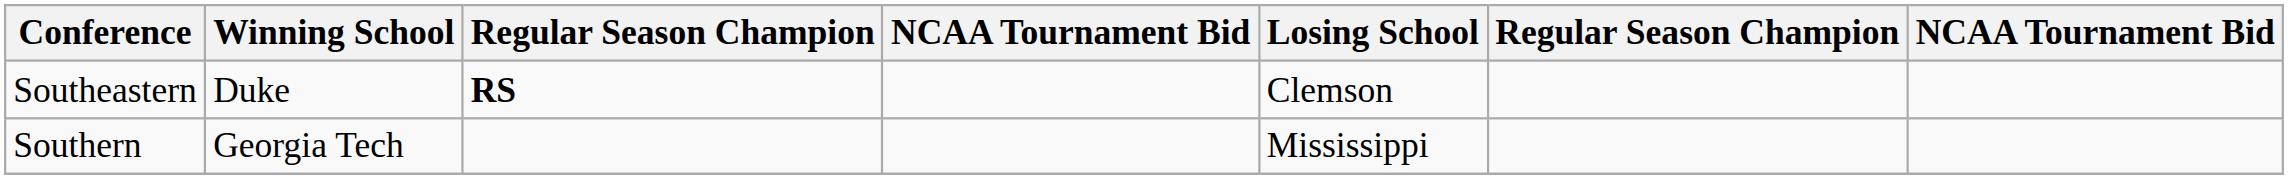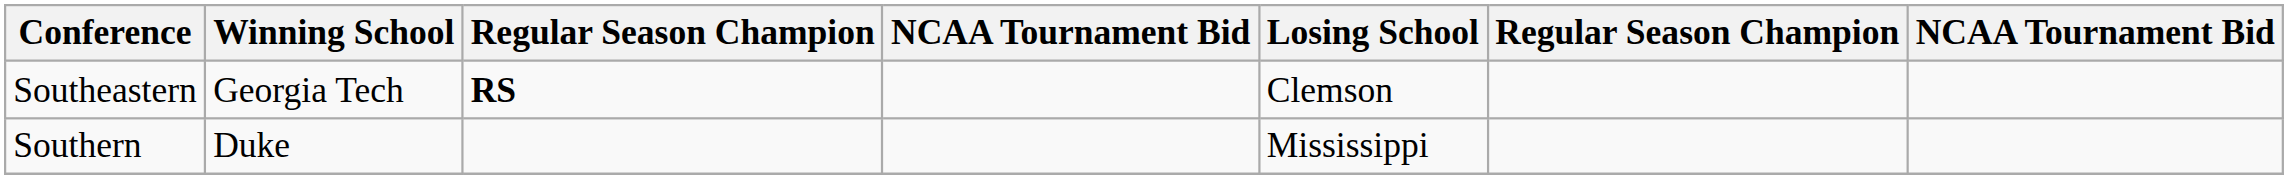(252, 88) Duke -> (308, 88) Georgia Tech
(308, 145) Georgia Tech -> (252, 145) Duke
